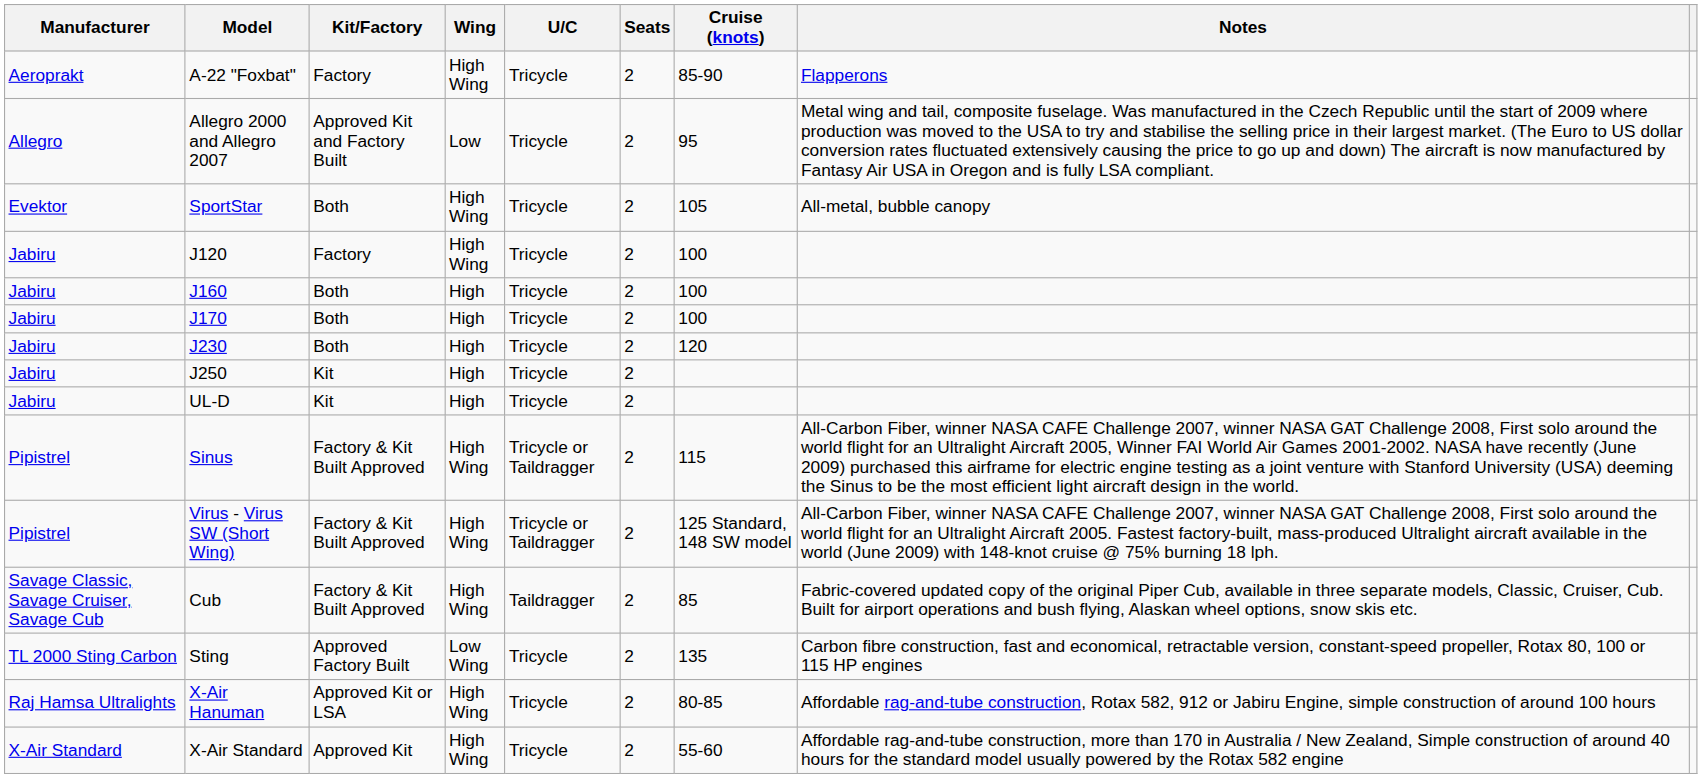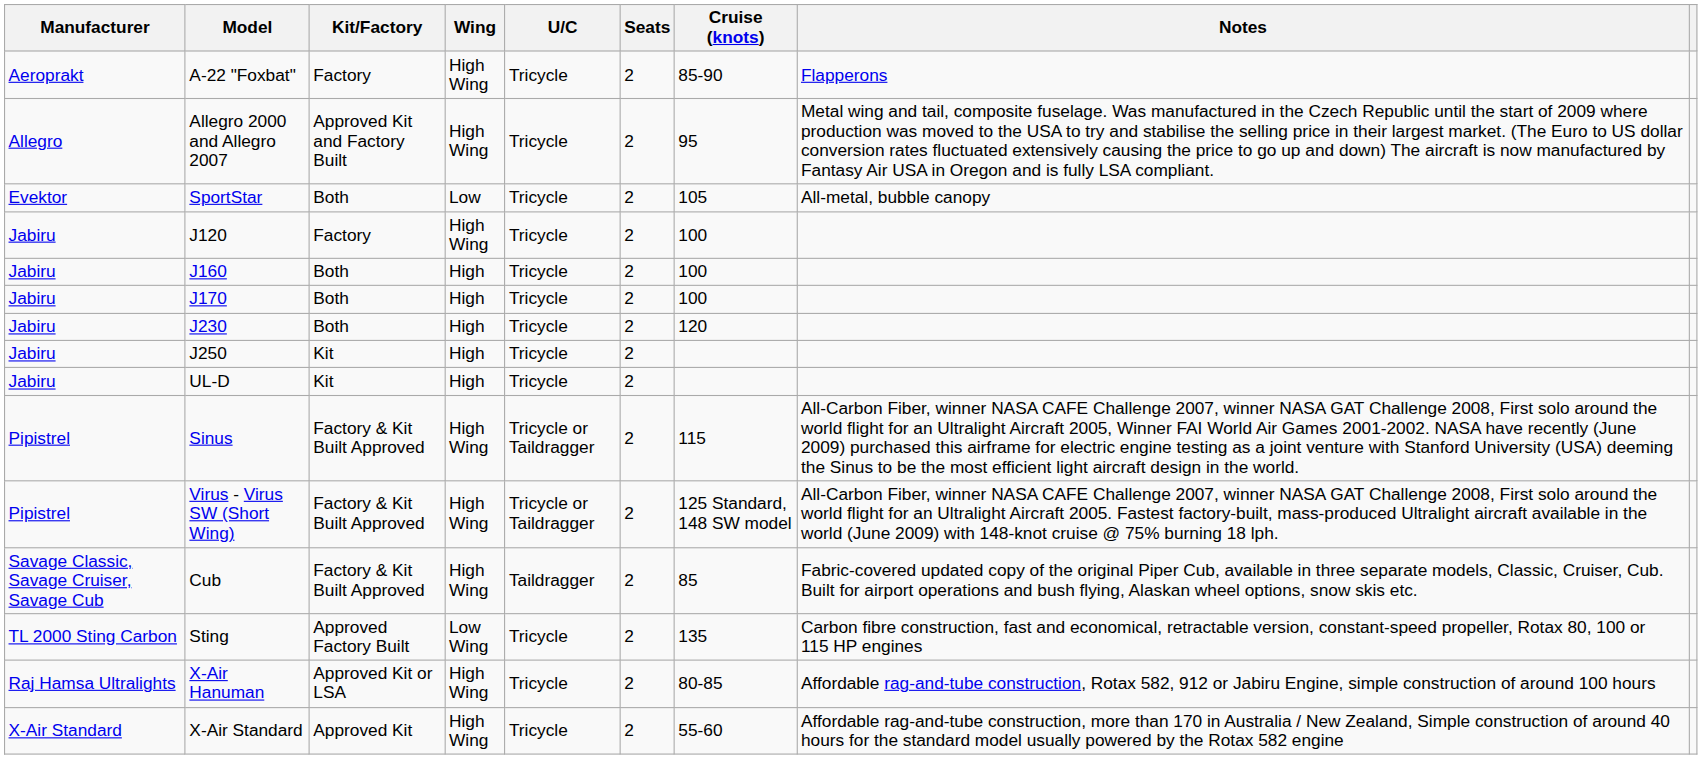(465, 141) Low -> (469, 141) High Wing
(469, 207) High Wing -> (465, 197) Low
